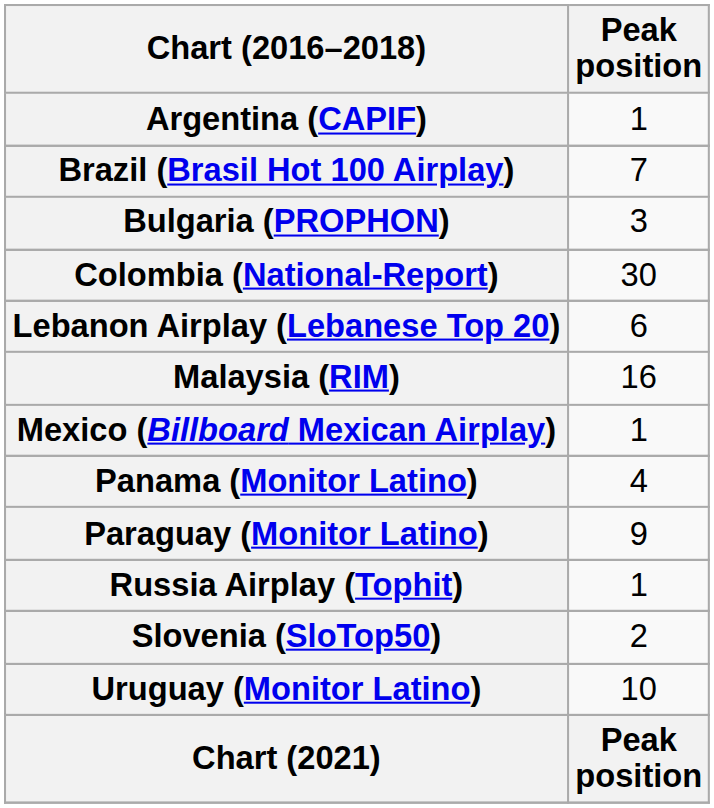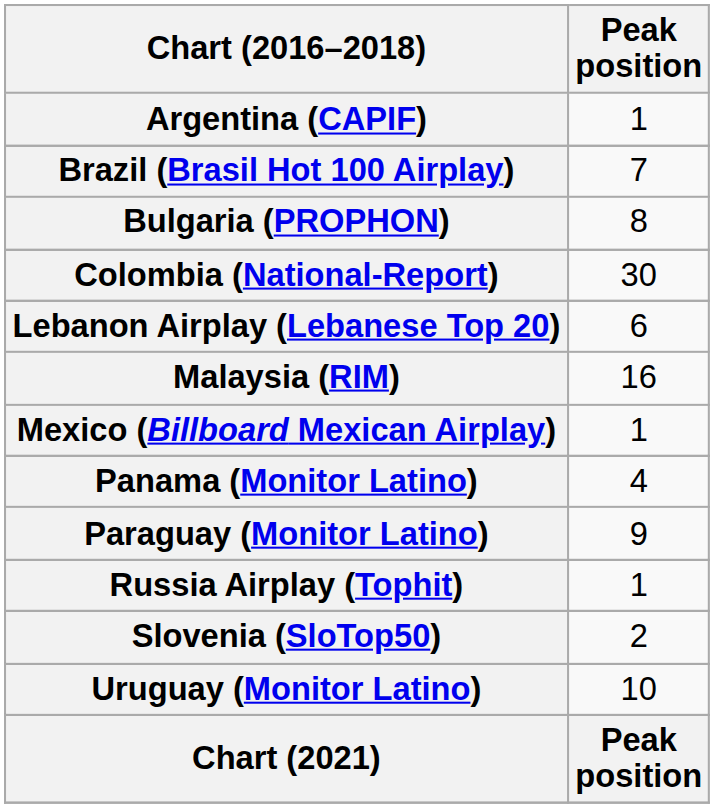(639, 222) 3 -> (639, 222) 8
